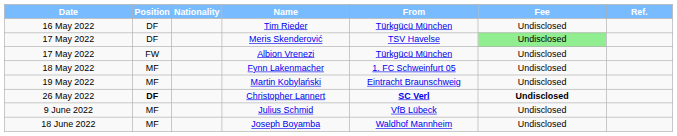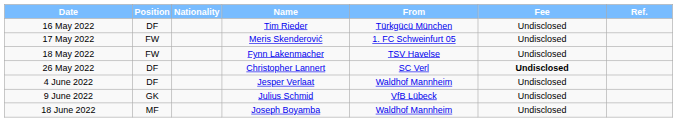(152, 40) DF -> (152, 40) FW
(414, 40) TSV Havelse -> (414, 40) 1. FC Schweinfurt 05
(542, 40) lightgreen background -> (542, 40) no background
- row: (286, 54)
(152, 68) MF -> (152, 54) FW
(414, 68) 1. FC Schweinfurt 05 -> (414, 54) TSV Havelse
- row: (286, 82)
(152, 96) bold -> (152, 68) normal
(414, 96) bold -> (414, 68) normal
+ row: (286, 82)
(152, 110) MF -> (152, 96) GK
